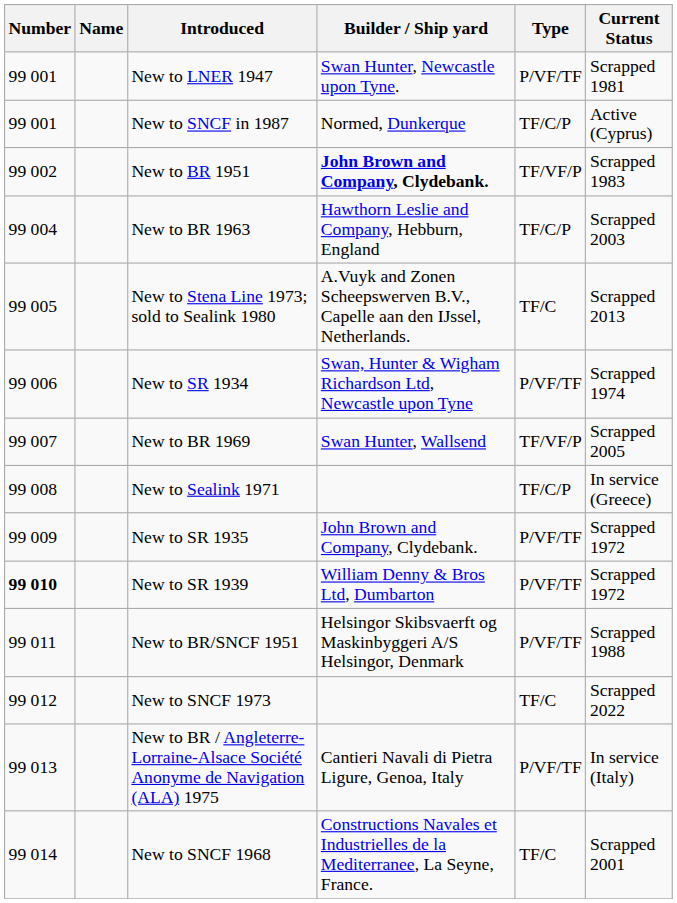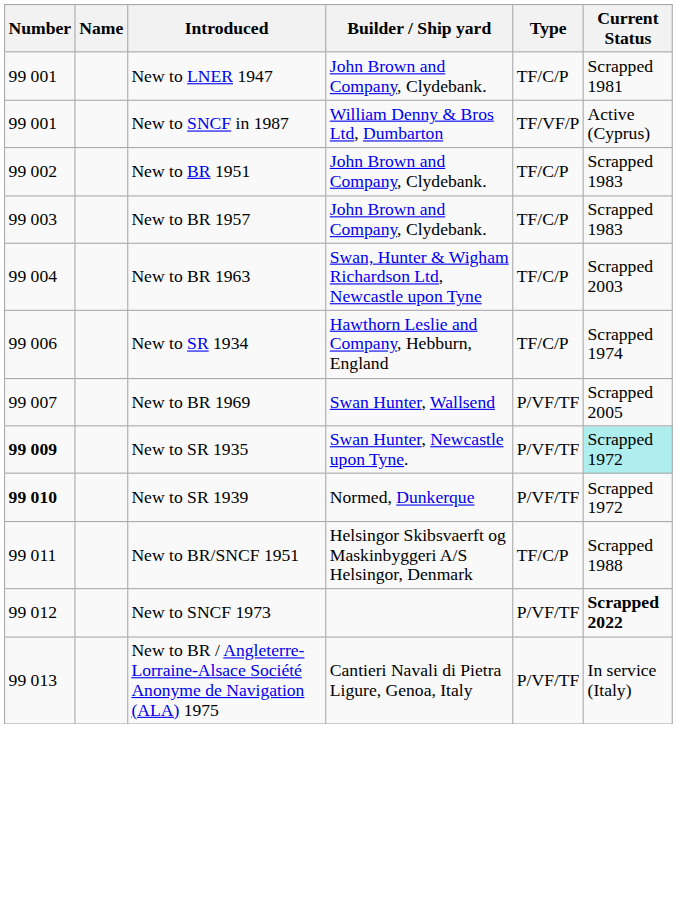(408, 76) Swan Hunter, Newcastle upon Tyne. -> (408, 76) John Brown and Company, Clydebank.
(550, 76) P/VF/TF -> (543, 76) TF/C/P
(393, 123) Normed, Dunkerque -> (412, 123) William Denny & Bros Ltd, Dumbarton
(545, 123) TF/C/P -> (548, 123) TF/VF/P
(405, 171) bold -> (408, 171) normal
(550, 171) TF/VF/P -> (543, 171) TF/C/P
+ row: (191, 219)
(395, 229) Hawthorn Leslie and Company, Hebburn, England -> (419, 276) Swan, Hunter & Wigham Richardson Ltd, Newcastle upon Tyne
- row: (219, 306)
(410, 383) Swan, Hunter & Wigham Richardson Ltd, Newcastle upon Tyne -> (404, 344) Hawthorn Leslie and Company, Hebburn, England
(550, 383) P/VF/TF -> (543, 344) TF/C/P
(550, 441) TF/VF/P -> (548, 401) P/VF/TF
- row: (205, 489)
(33, 536) normal -> (33, 449) bold
(399, 536) John Brown and Company, Clydebank. -> (417, 449) Swan Hunter, Newcastle upon Tyne.
(623, 536) no background -> (620, 449) paleturquoise background
(403, 584) William Denny & Bros Ltd, Dumbarton -> (402, 497) Normed, Dunkerque
(550, 642) P/VF/TF -> (543, 554) TF/C/P
(538, 699) TF/C -> (548, 612) P/VF/TF
(623, 699) normal -> (623, 612) bold
- row: (201, 854)
